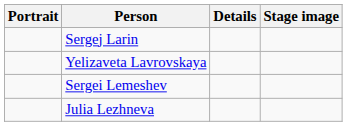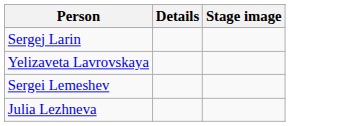- column: (33, 16)
